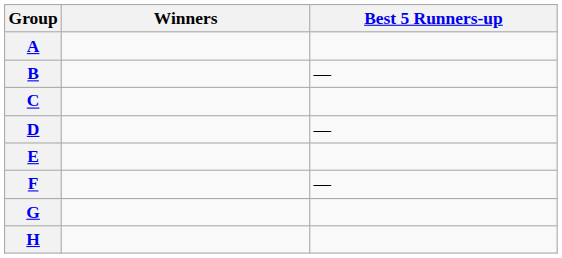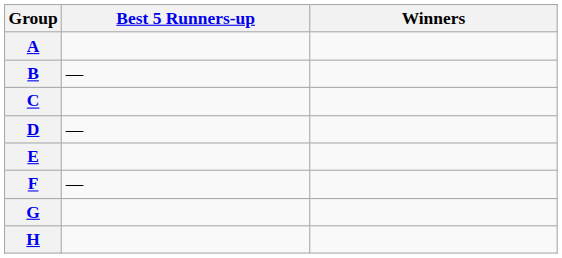columns swapped: (186, 18) <-> (433, 18)
